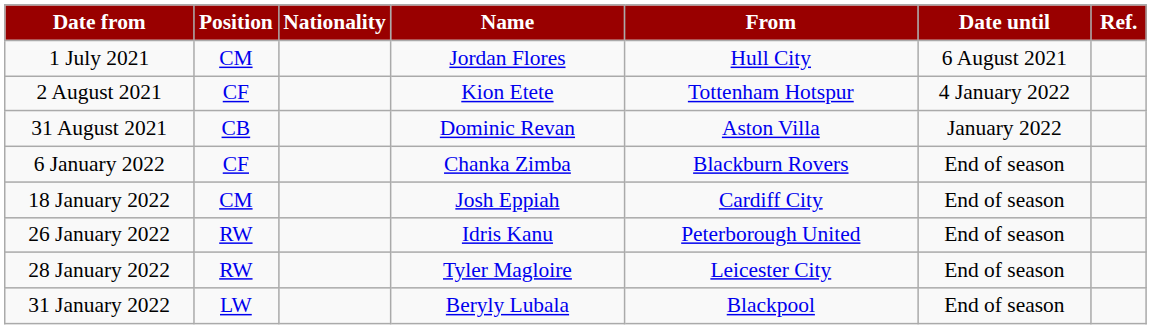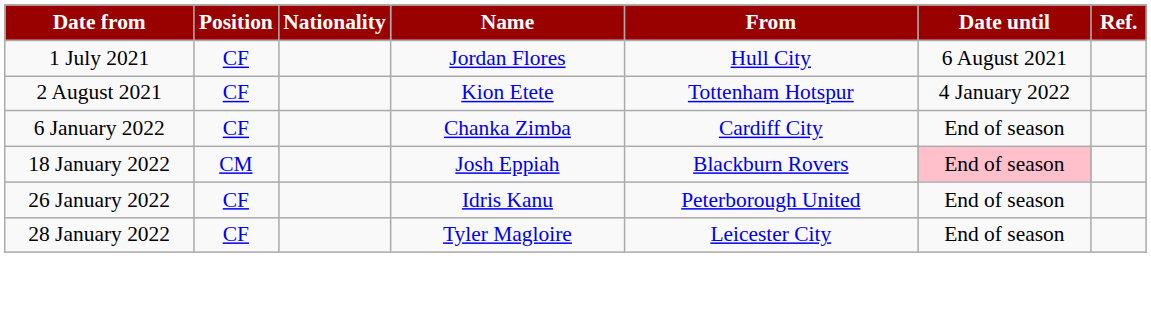(236, 57) CM -> (236, 57) CF
- row: (99, 128)
(771, 164) Blackburn Rovers -> (771, 128) Cardiff City
(771, 199) Cardiff City -> (771, 164) Blackburn Rovers
(1004, 199) no background -> (1004, 164) pink background
(236, 234) RW -> (236, 199) CF
(236, 270) RW -> (236, 234) CF
- row: (99, 305)
